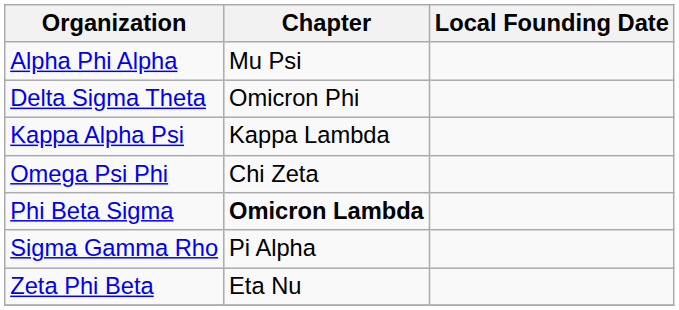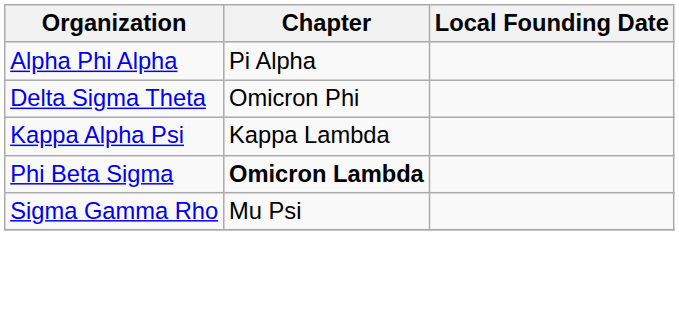(265, 60) Mu Psi -> (273, 60) Pi Alpha
- row: (89, 173)
(273, 248) Pi Alpha -> (265, 211) Mu Psi
- row: (82, 286)
